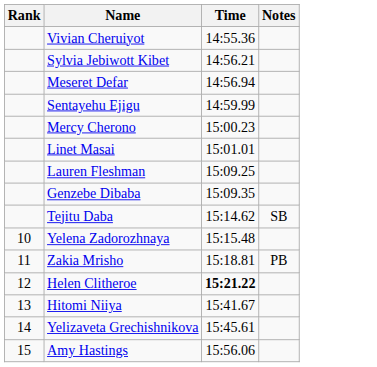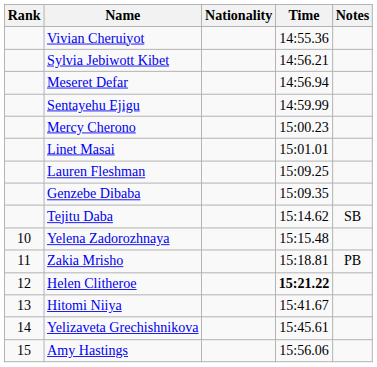+ column: (239, 15)
